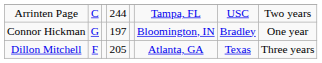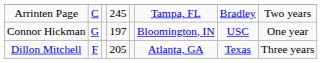(118, 13) 244 -> (118, 13) 245
(238, 13) USC -> (238, 13) Bradley
(238, 31) Bradley -> (238, 31) USC
